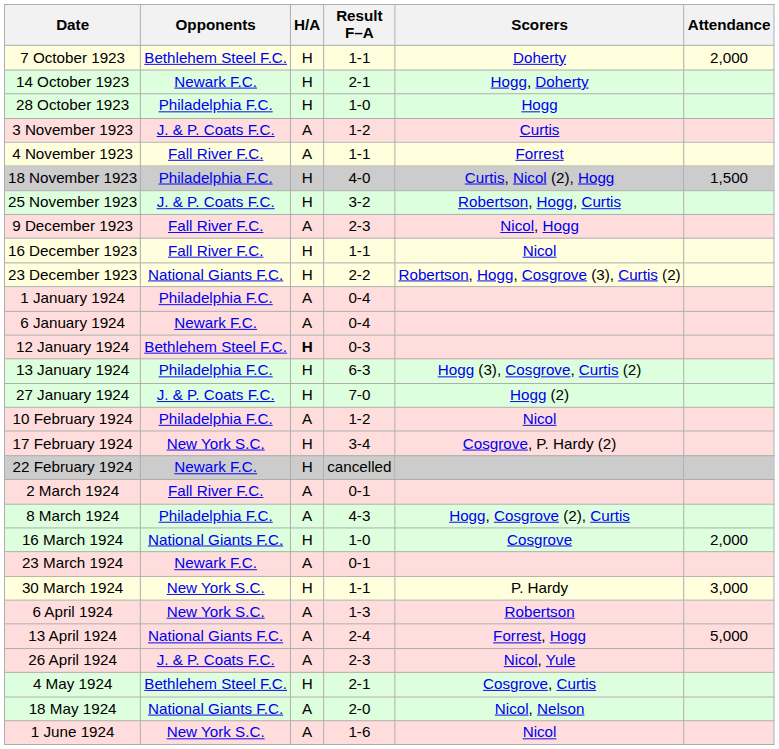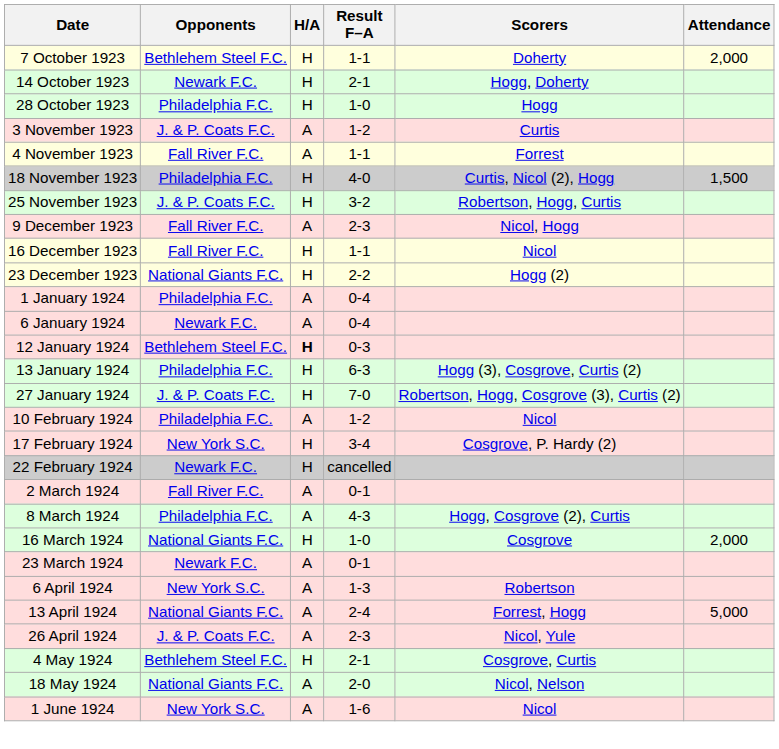(540, 274) Robertson, Hogg, Cosgrove (3), Curtis (2) -> (540, 274) Hogg (2)
(540, 395) Hogg (2) -> (540, 395) Robertson, Hogg, Cosgrove (3), Curtis (2)
- row: (73, 588)
